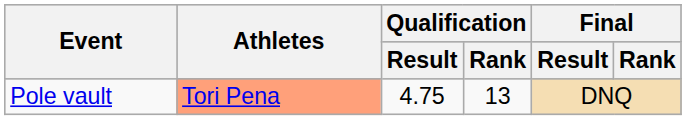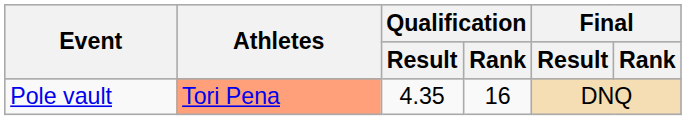(422, 97) 4.75 -> (422, 97) 4.35
(498, 97) 13 -> (498, 97) 16
